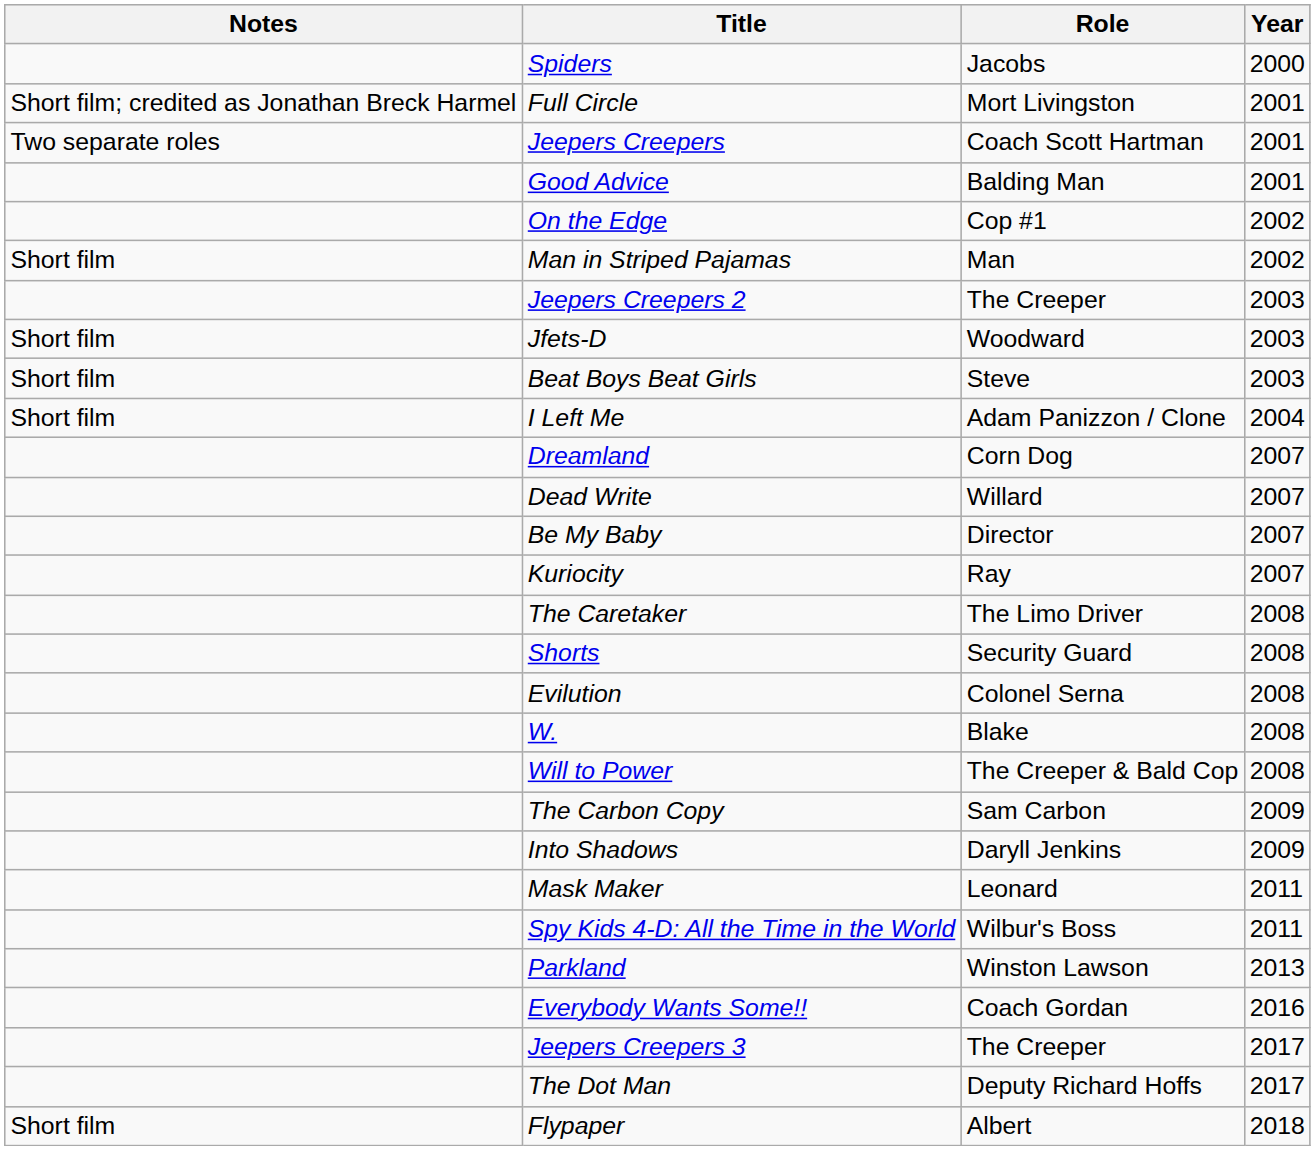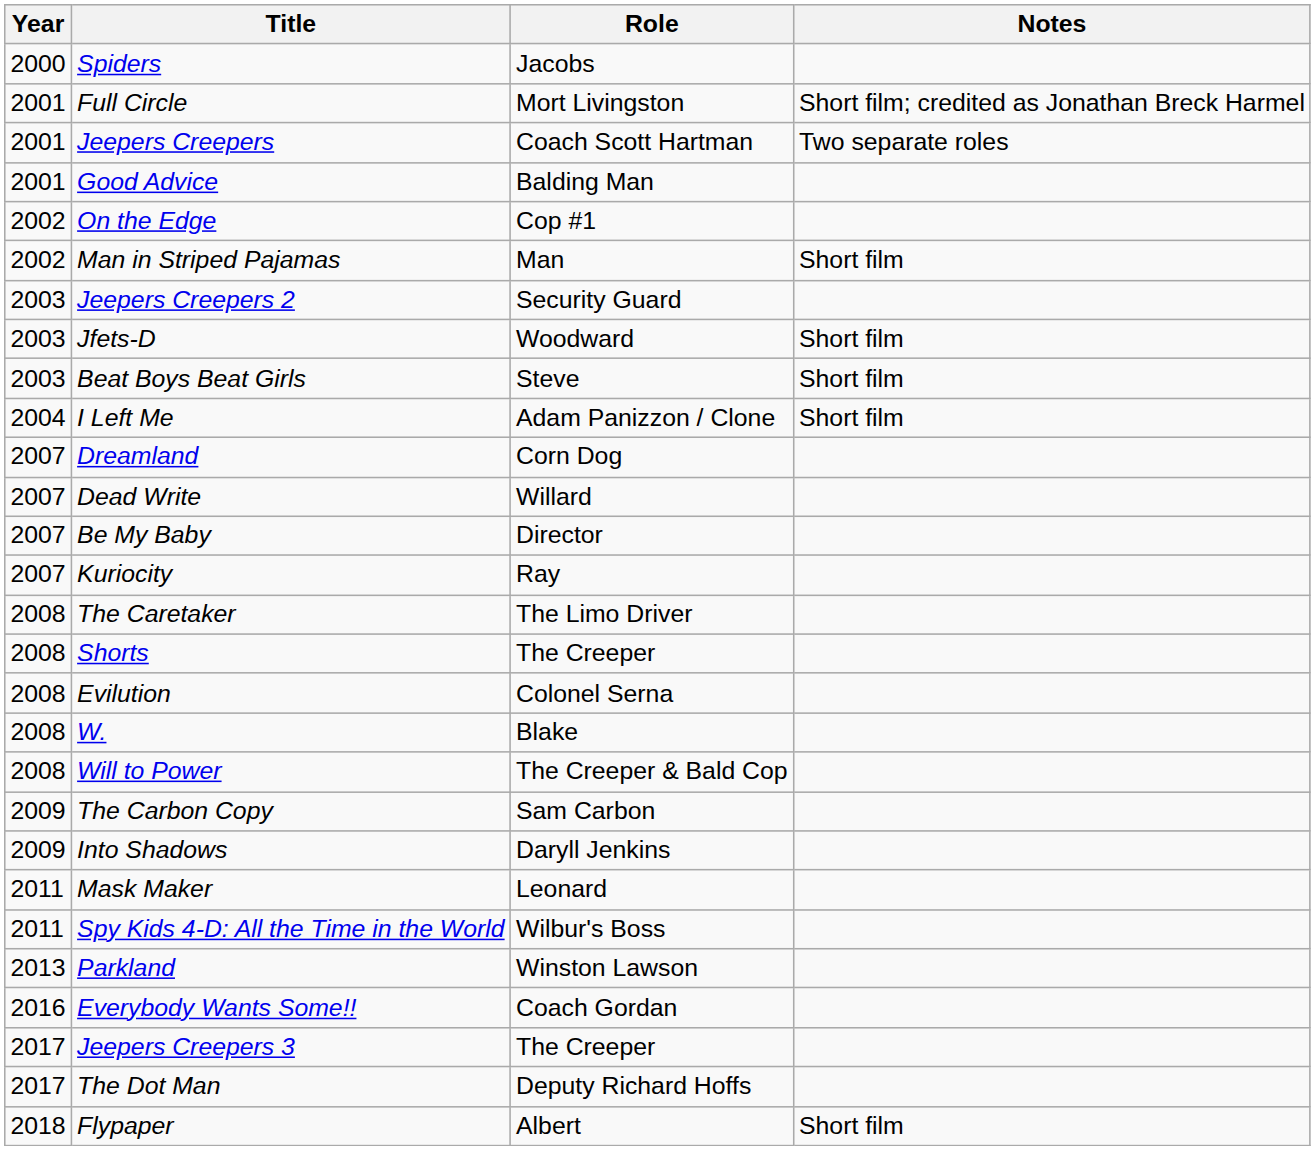columns swapped: (1277, 24) <-> (263, 24)
(1036, 299) The Creeper -> (599, 299) Security Guard
(1049, 653) Security Guard -> (586, 653) The Creeper
